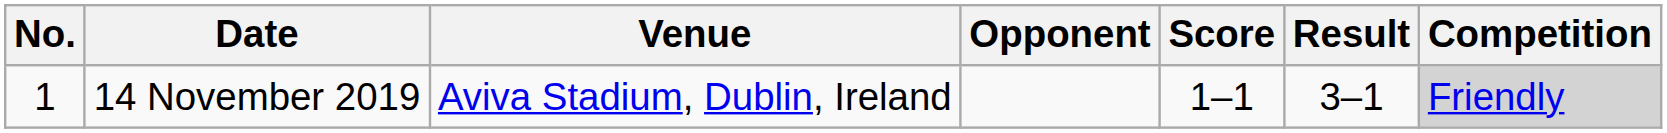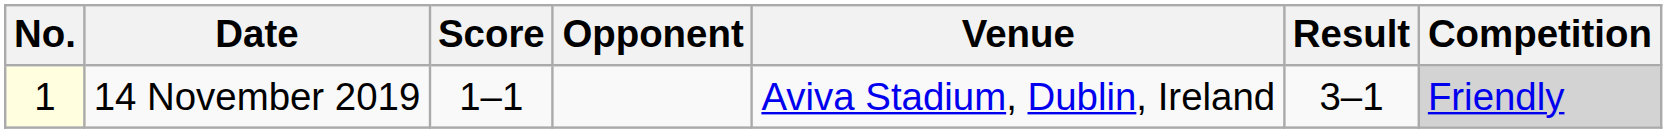columns swapped: (695, 34) <-> (1222, 34)
(45, 95) no background -> (45, 95) lightyellow background
